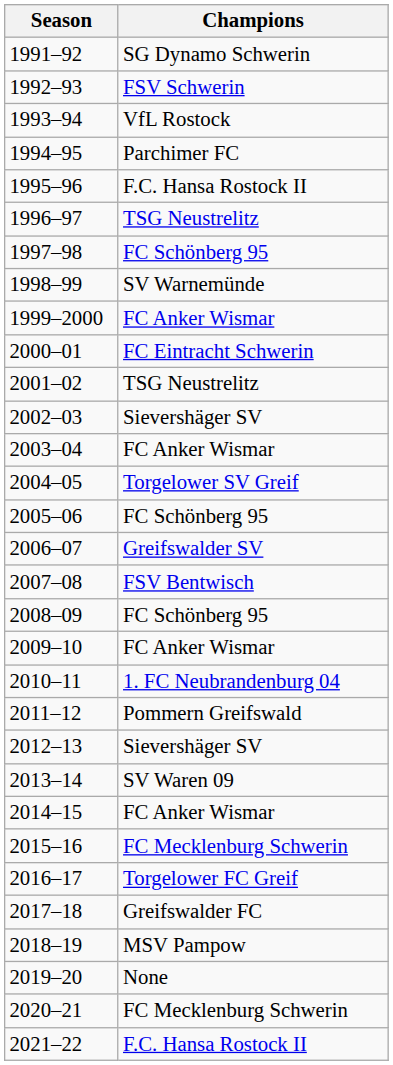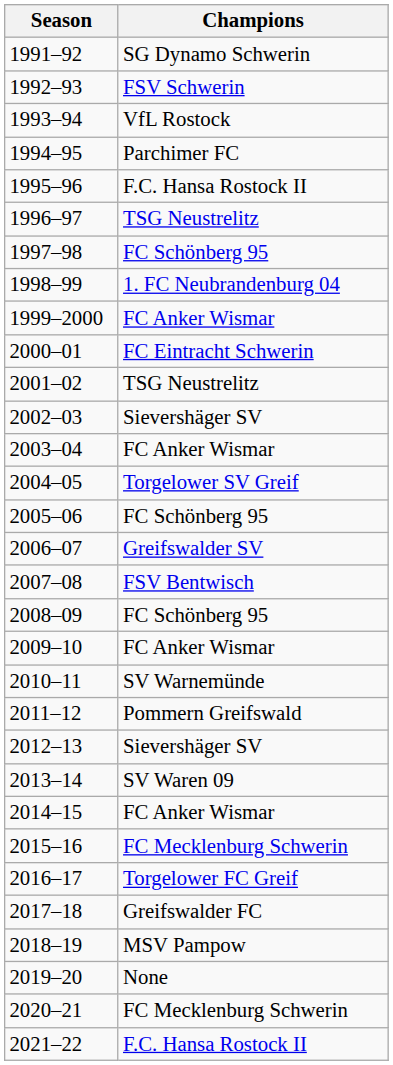(194, 284) SV Warnemünde -> (231, 284) 1. FC Neubrandenburg 04
(231, 680) 1. FC Neubrandenburg 04 -> (194, 680) SV Warnemünde
